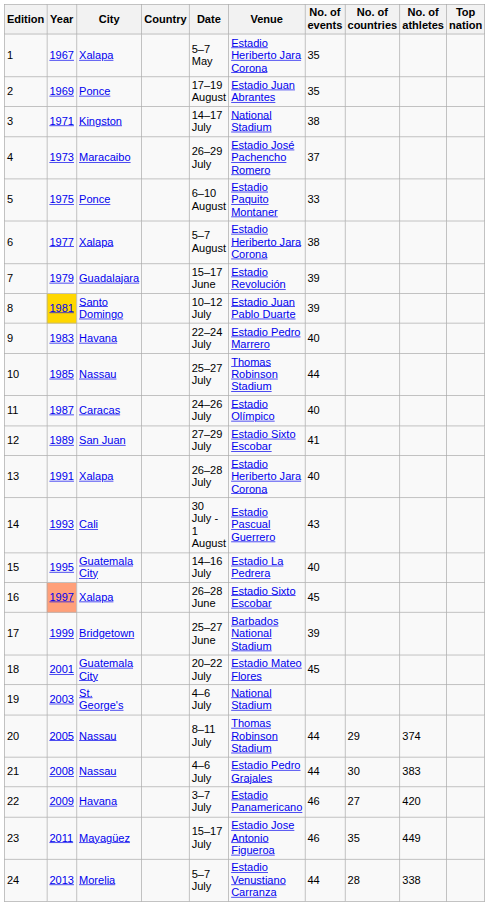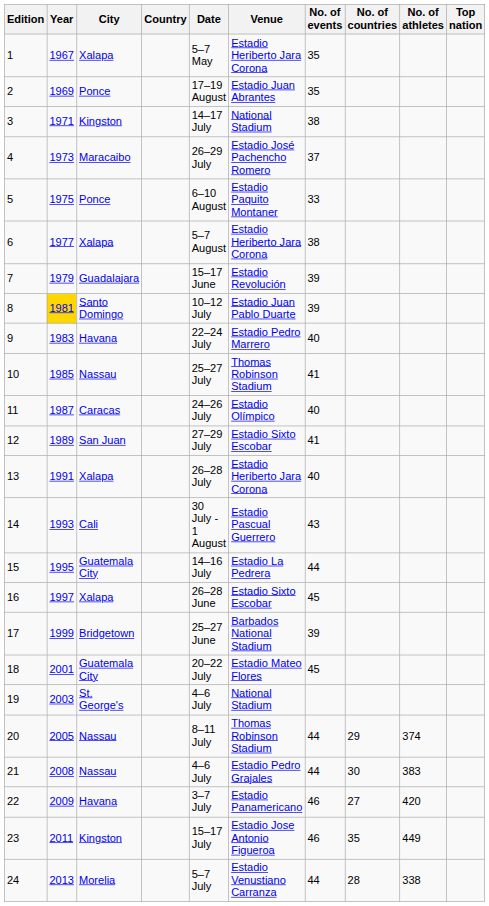(314, 374) 44 -> (314, 374) 41
(314, 567) 40 -> (314, 567) 44
(62, 597) lightsalmon background -> (62, 597) no background
(105, 838) Mayagüez -> (101, 838) Kingston
